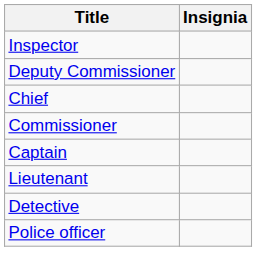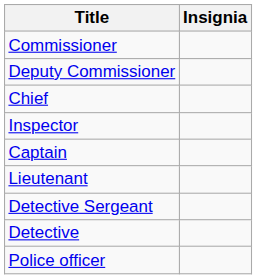rows swapped: (63, 125) <-> (43, 44)
+ row: (81, 206)
